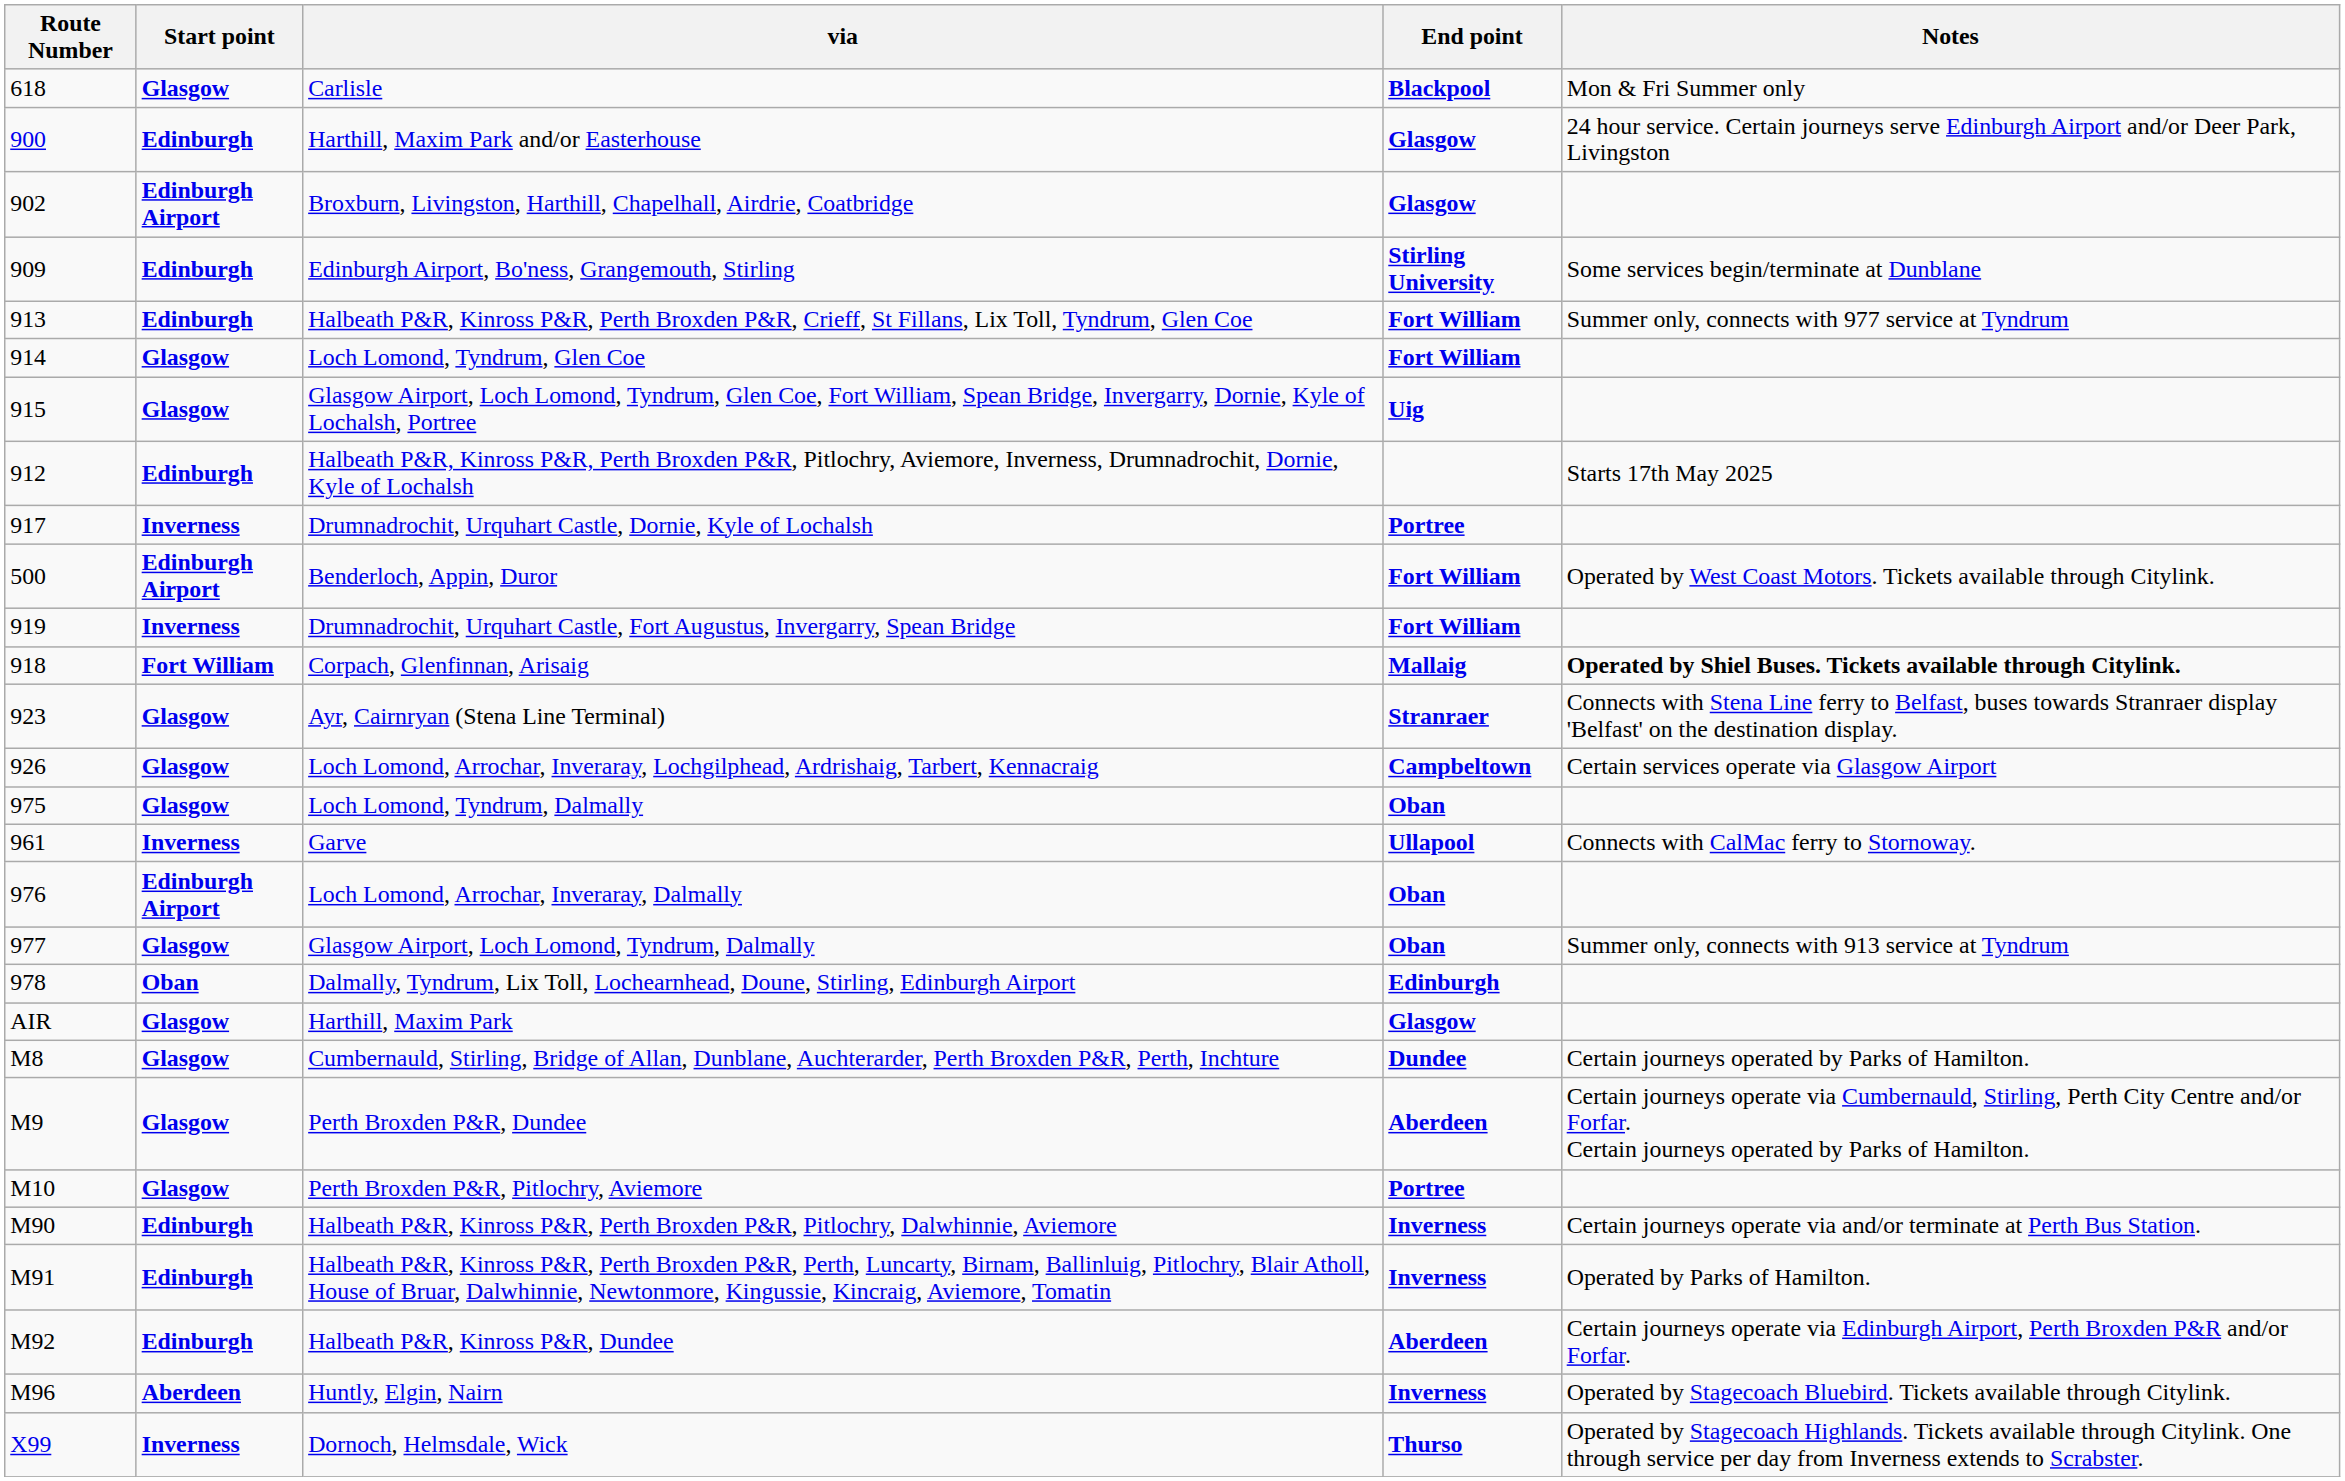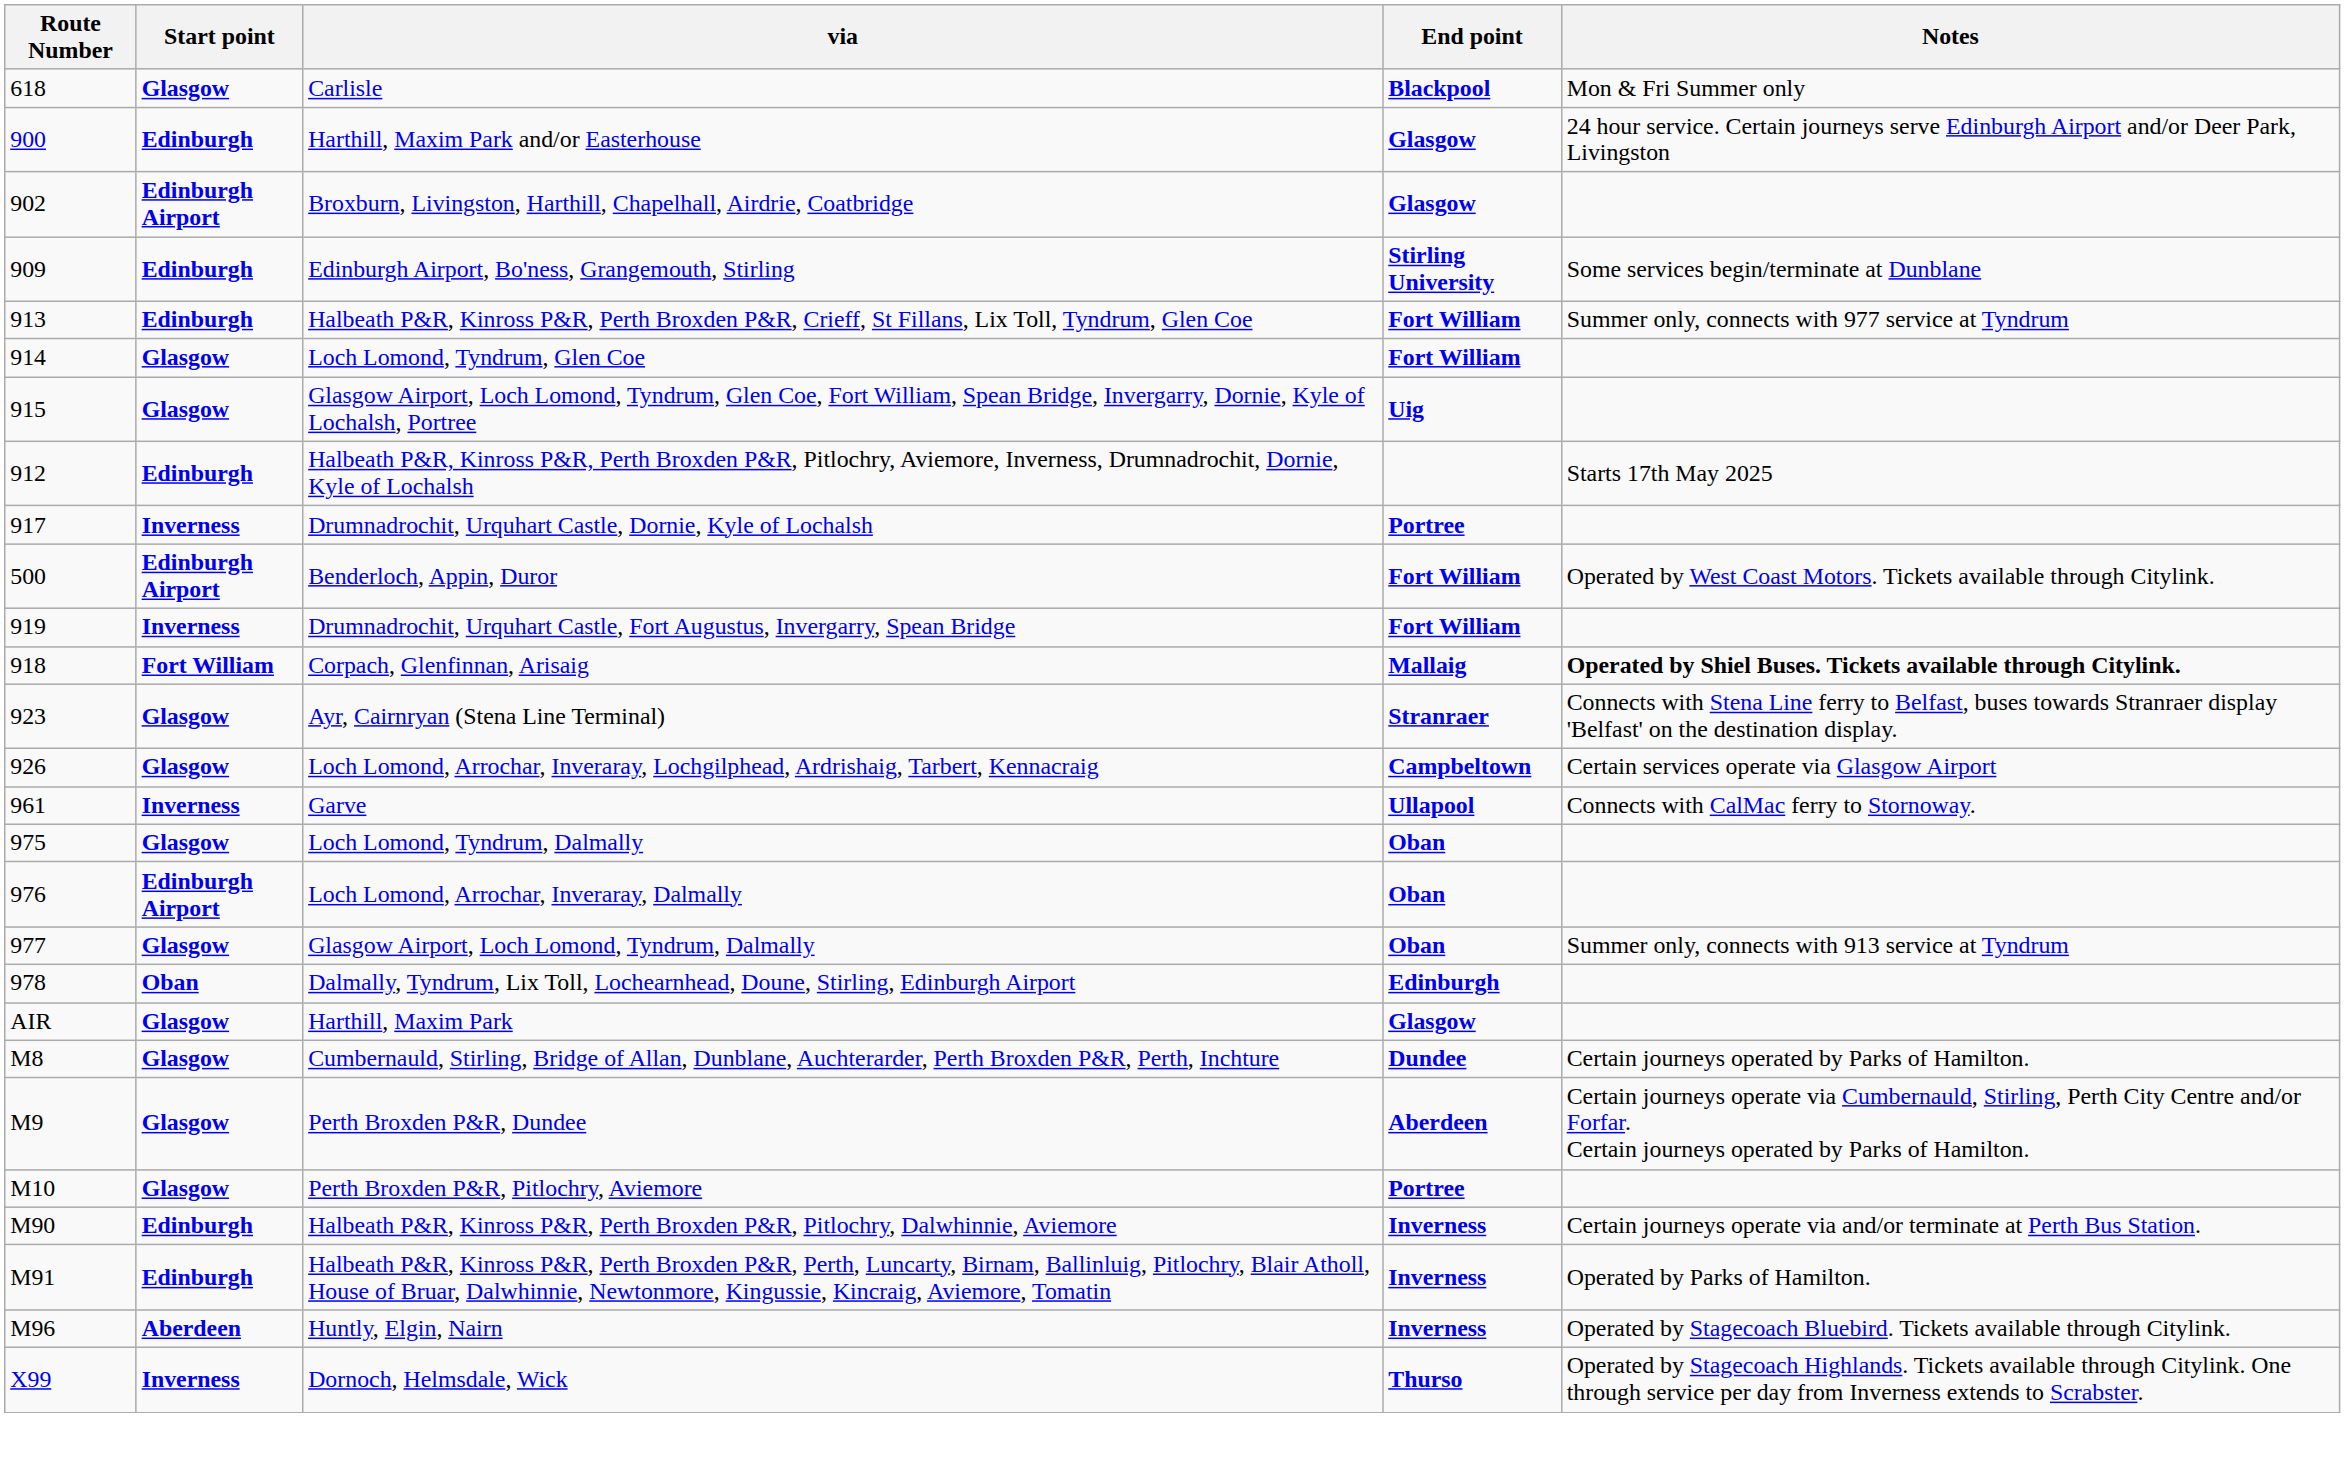rows swapped: (337, 842) <-> (476, 805)
- row: (491, 1341)
